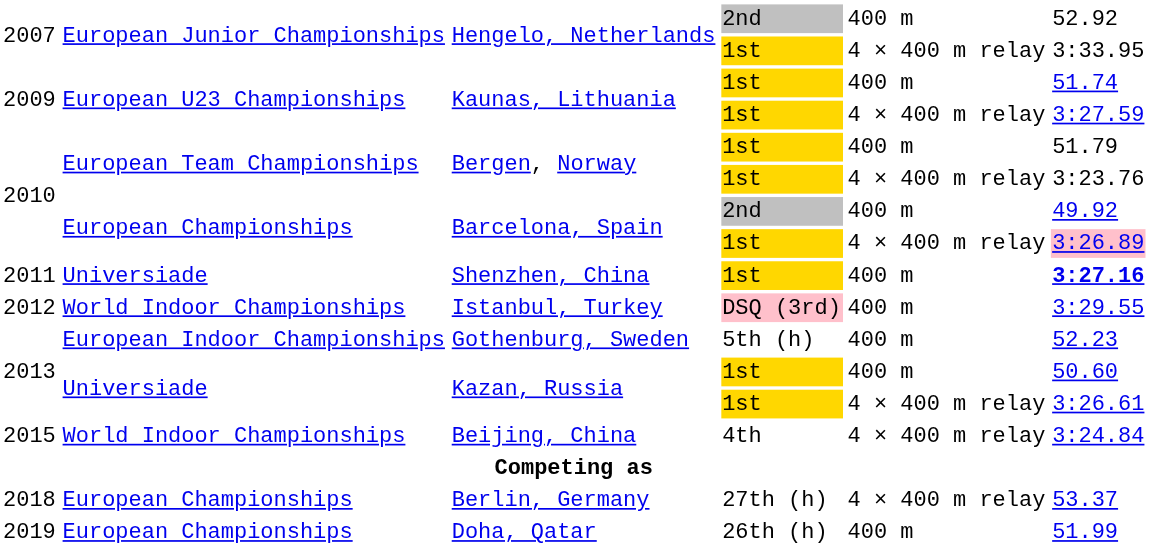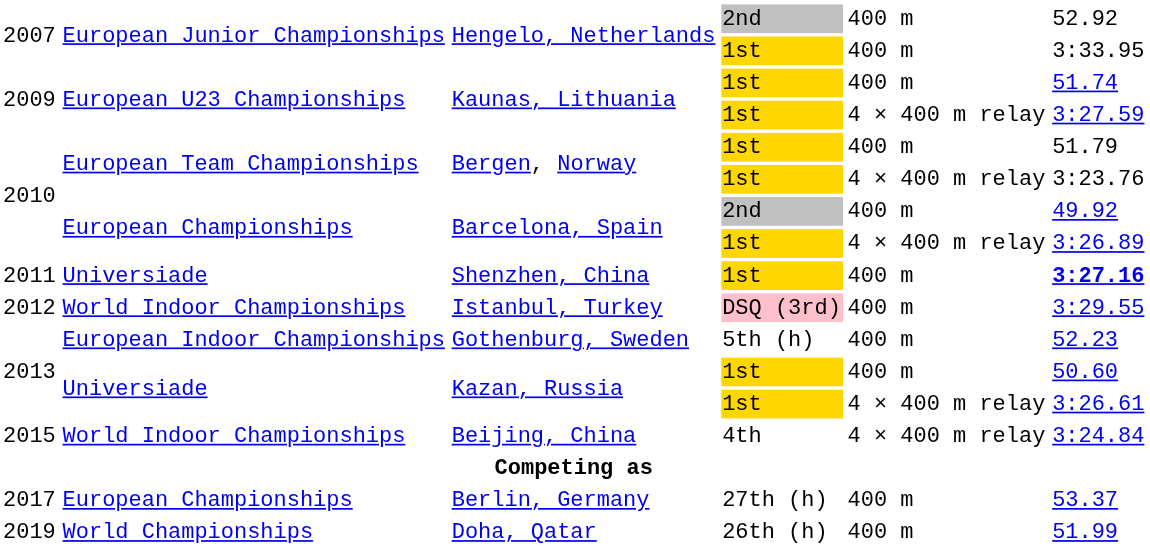(946, 51) 4 × 400 m relay -> (881, 51) 400 m
(1098, 244) pink background -> (1098, 244) no background
(29, 500) 2018 -> (29, 500) 2017
(946, 500) 4 × 400 m relay -> (881, 500) 400 m
(208, 533) European Championships -> (188, 533) World Championships
